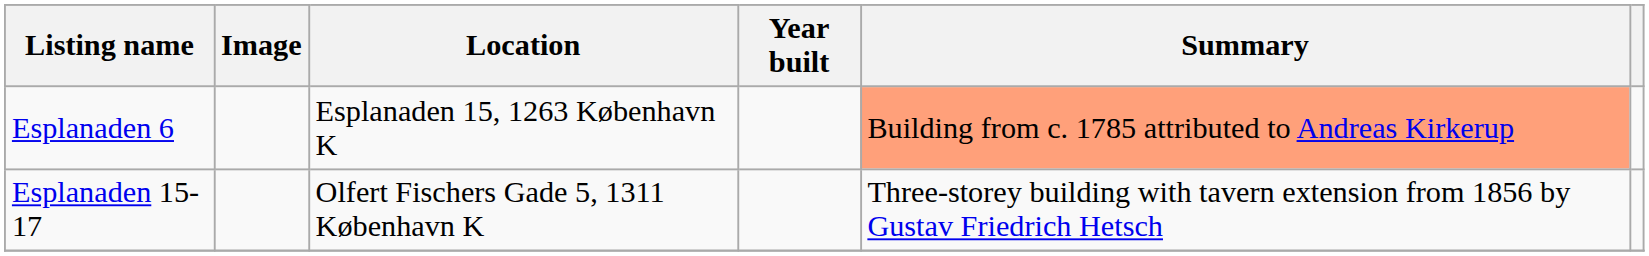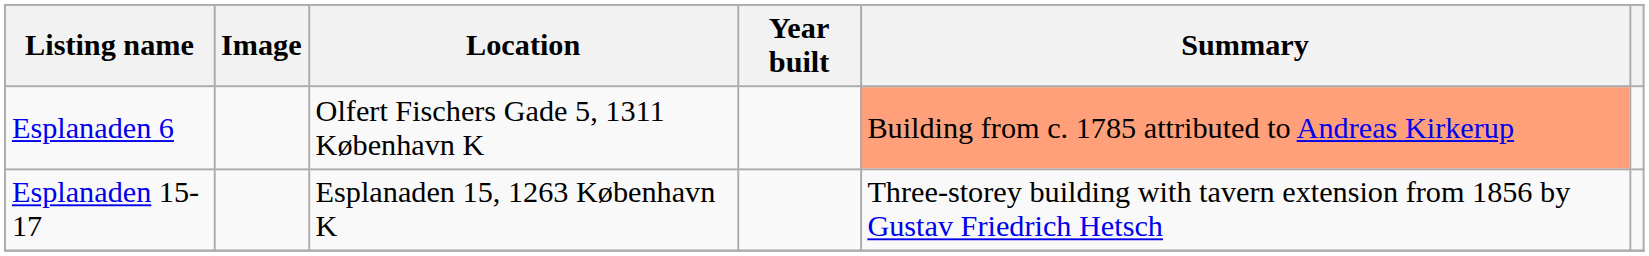(515, 127) Esplanaden 15, 1263 København K -> (490, 127) Olfert Fischers Gade 5, 1311 København K
(490, 209) Olfert Fischers Gade 5, 1311 København K -> (515, 209) Esplanaden 15, 1263 København K
